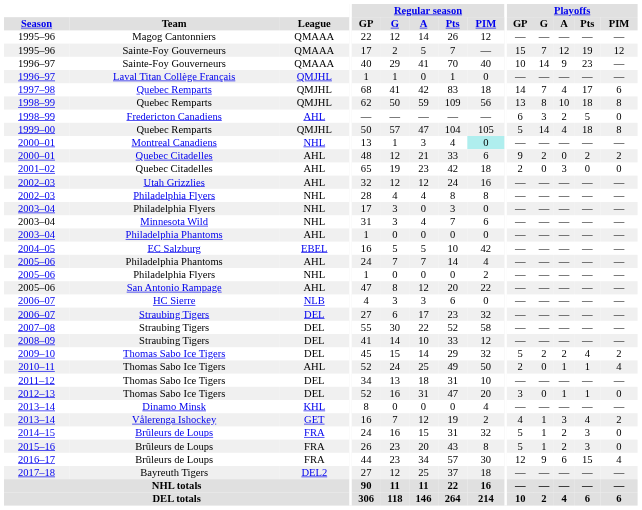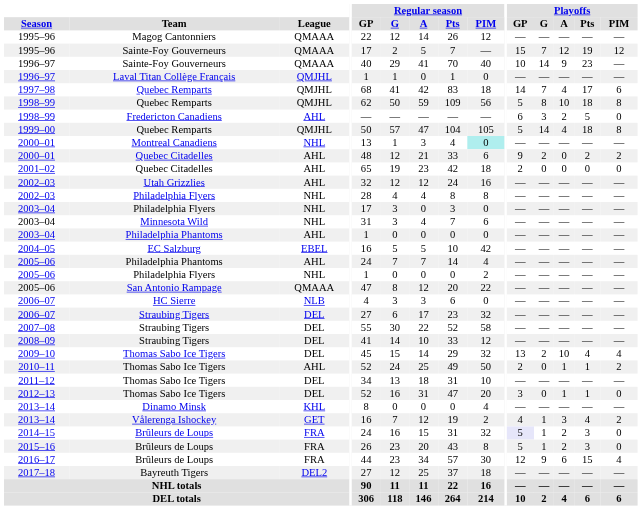(520, 103) 13 -> (520, 103) 5
(564, 169) 3 -> (564, 169) 0
(314, 287) AHL -> (314, 287) QMAAA
(520, 353) 5 -> (520, 353) 13
(564, 353) 2 -> (564, 353) 10
(619, 353) 2 -> (619, 353) 4
(619, 367) 4 -> (619, 367) 2
(520, 433) no background -> (520, 433) lavender background
